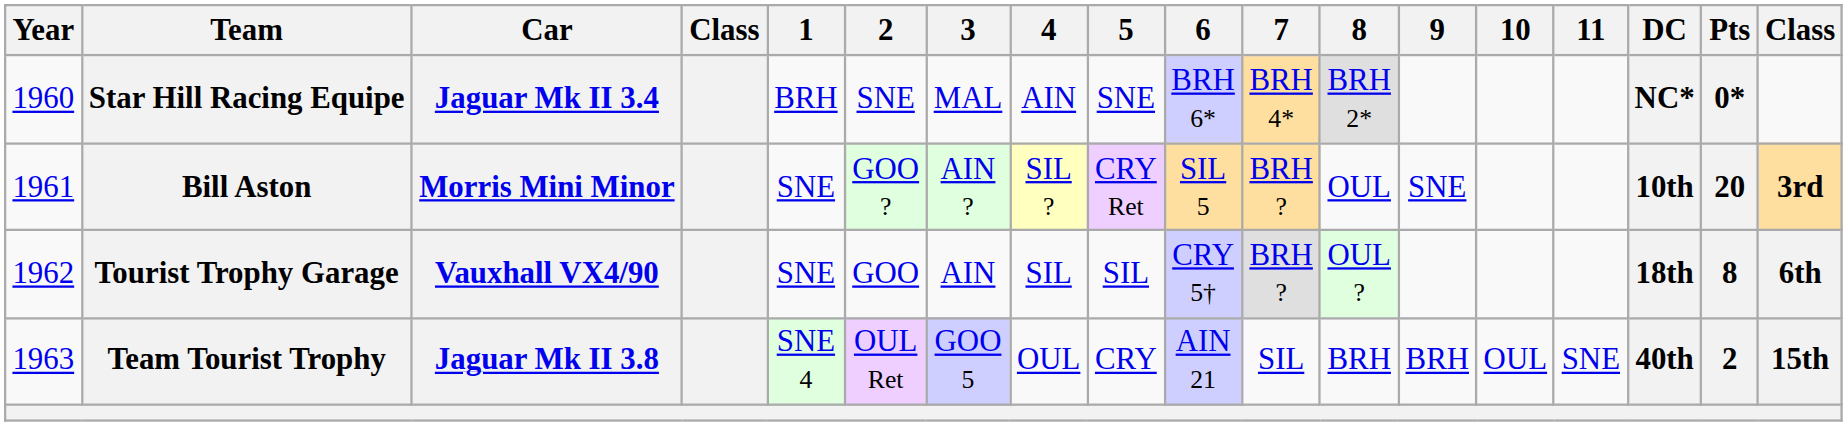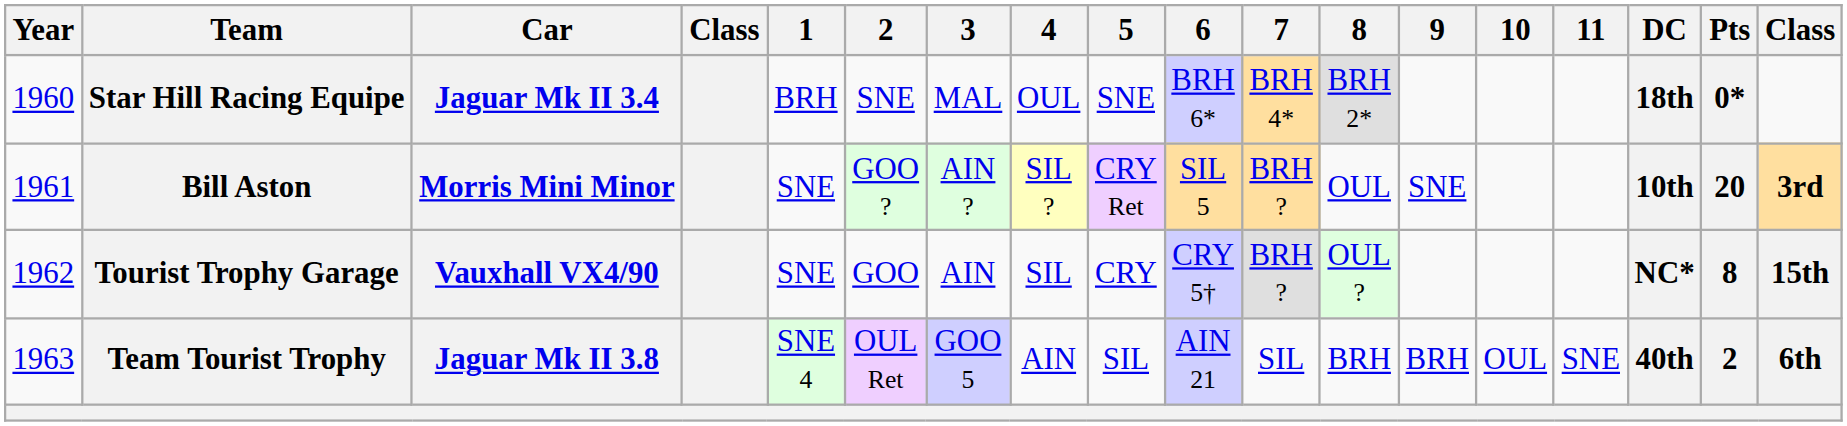(1049, 98) AIN -> (1049, 98) OUL
(1665, 98) NC* -> (1665, 98) 18th
(1126, 273) SIL -> (1126, 273) CRY
(1665, 273) 18th -> (1665, 273) NC*
(1800, 273) 6th -> (1800, 273) 15th
(1049, 360) OUL -> (1049, 360) AIN
(1126, 360) CRY -> (1126, 360) SIL
(1800, 360) 15th -> (1800, 360) 6th
